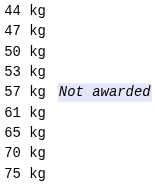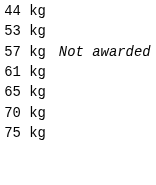- row: (25, 32)
- row: (25, 52)
(105, 93) lavender background -> (105, 52) no background
